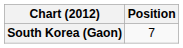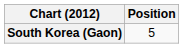(152, 33) 7 -> (152, 33) 5
